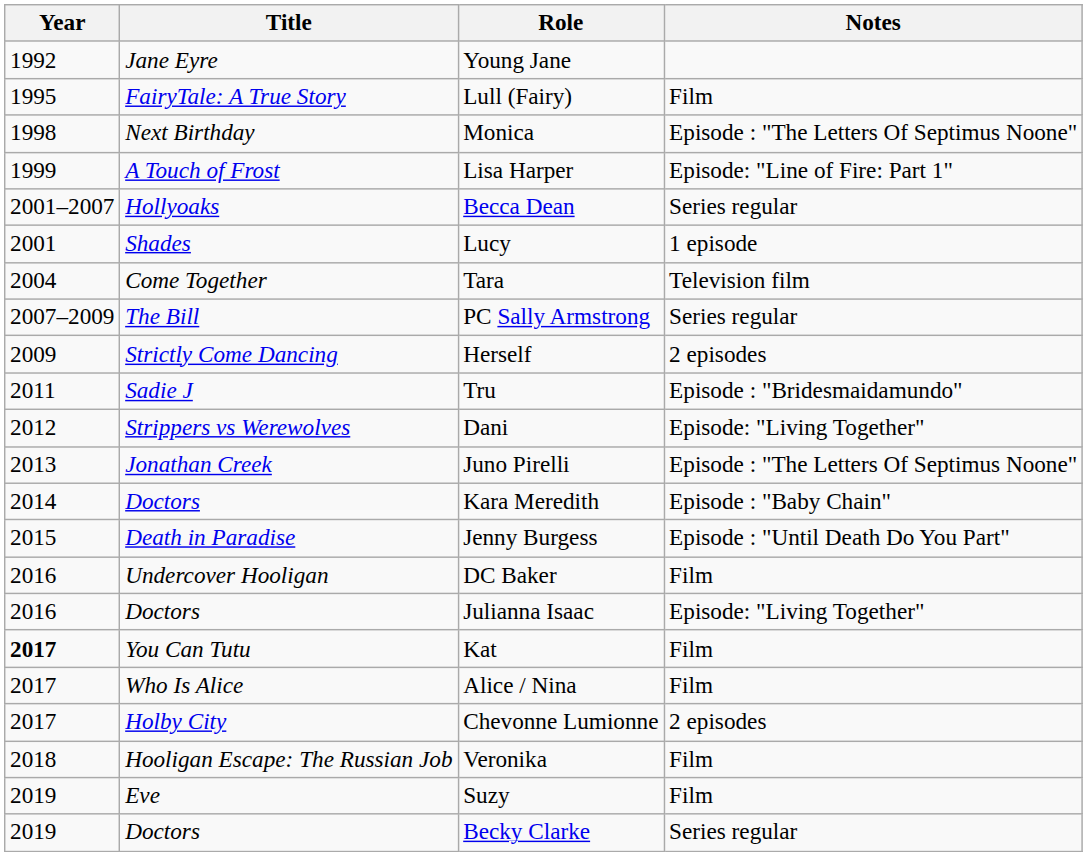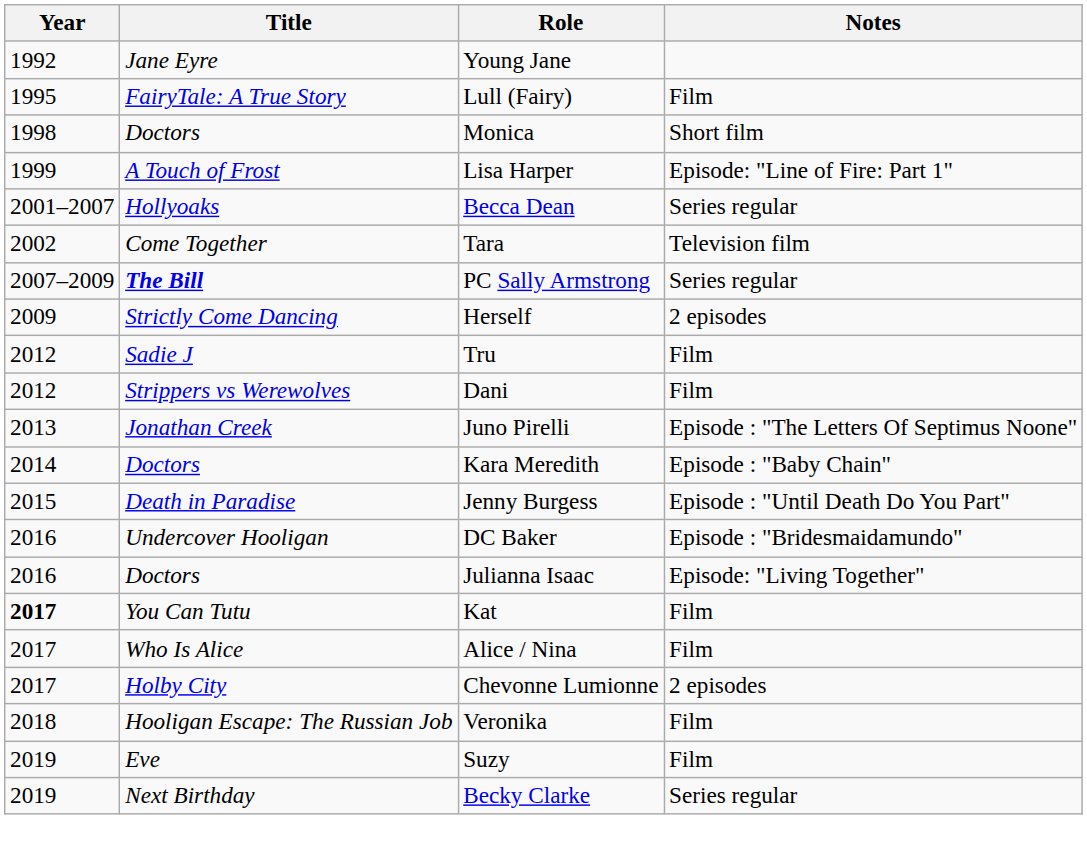(190, 133) Next Birthday -> (163, 133) Doctors
(873, 133) Episode : "The Letters Of Septimus Noone" -> (716, 133) Short film
- row: (487, 243)
(33, 280) 2004 -> (33, 243) 2002
(162, 317) normal -> (164, 280) bold
(33, 390) 2011 -> (33, 354) 2012
(816, 390) Episode : "Bridesmaidamundo" -> (691, 354) Film
(797, 427) Episode: "Living Together" -> (691, 390) Film
(691, 574) Film -> (816, 538) Episode : "Bridesmaidamundo"
(163, 832) Doctors -> (190, 795) Next Birthday
